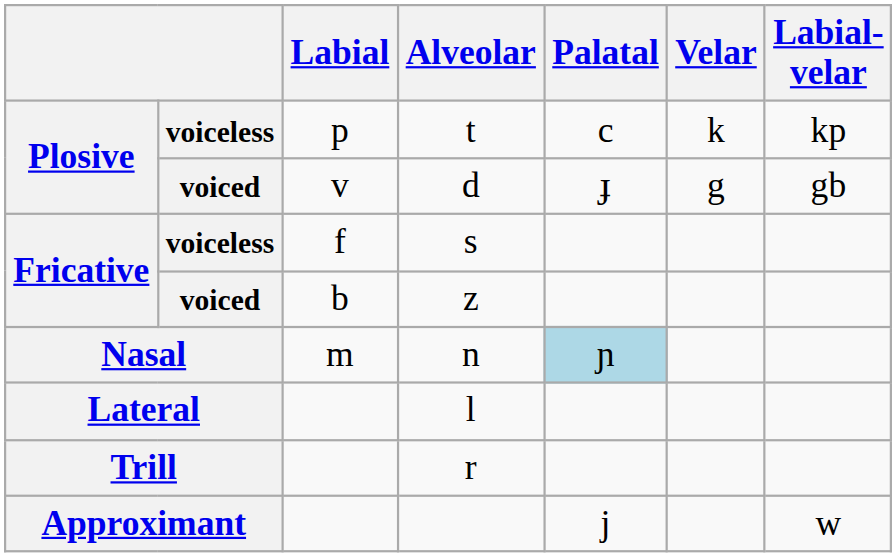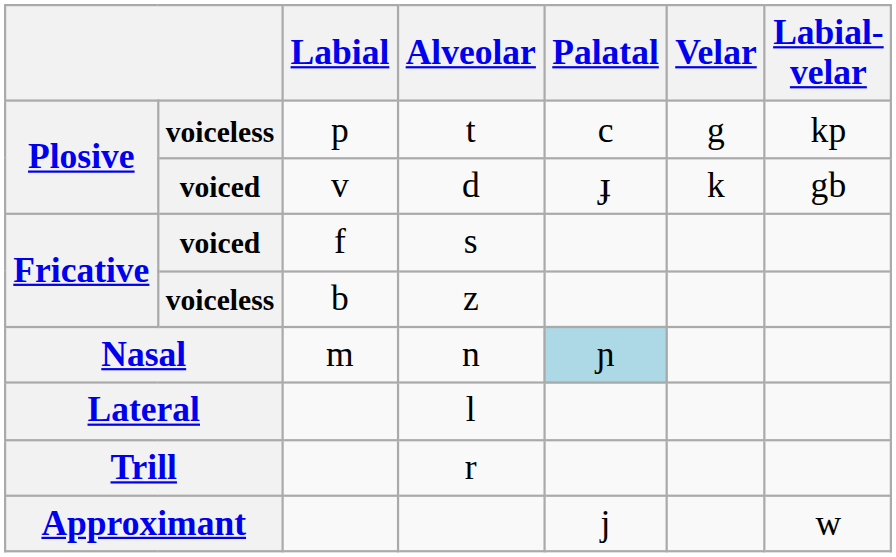(716, 128) k -> (716, 128) g
(716, 185) g -> (716, 185) k
(220, 243) voiceless -> (220, 243) voiced
(220, 300) voiced -> (220, 300) voiceless
